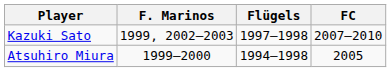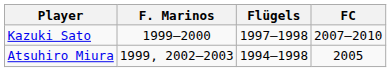(177, 35) 1999, 2002–2003 -> (177, 35) 1999–2000
(177, 56) 1999–2000 -> (177, 56) 1999, 2002–2003
